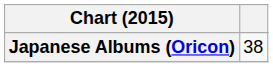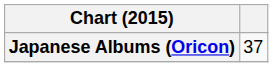(253, 47) 38 -> (253, 47) 37
